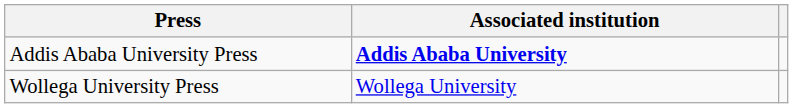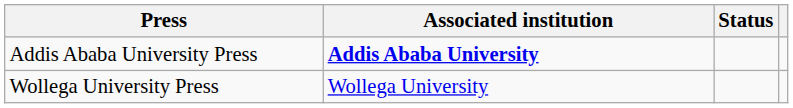+ column: (746, 20)
